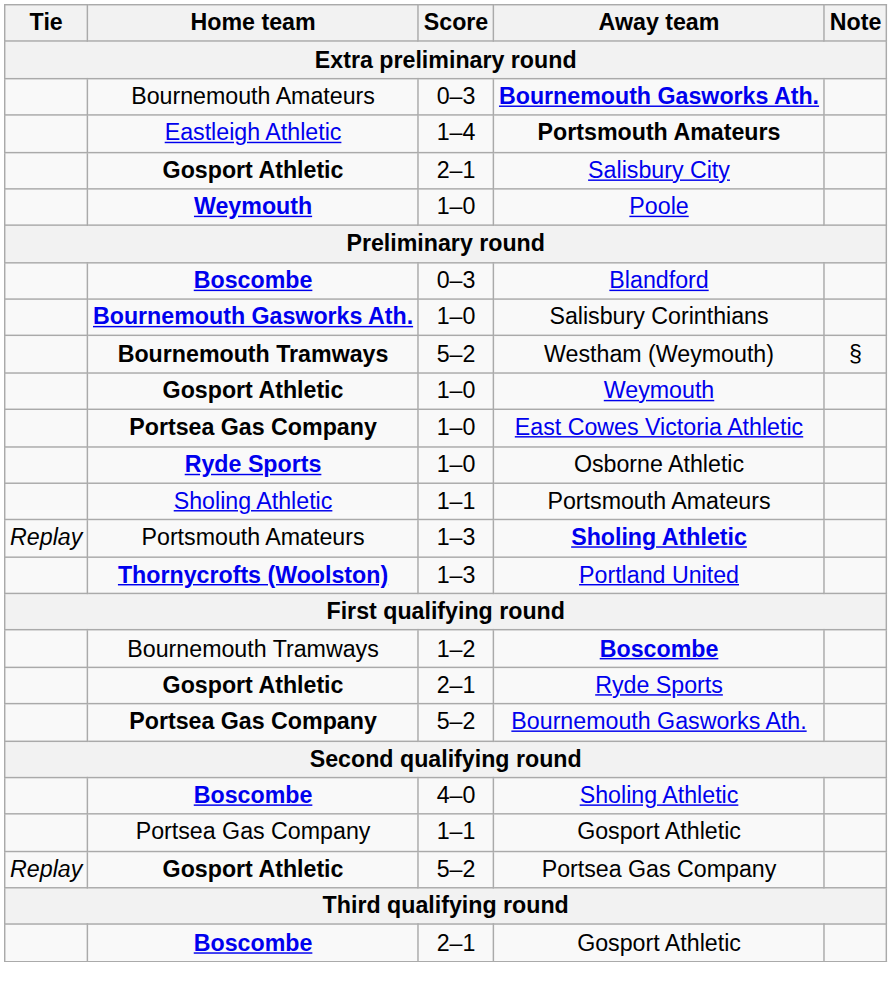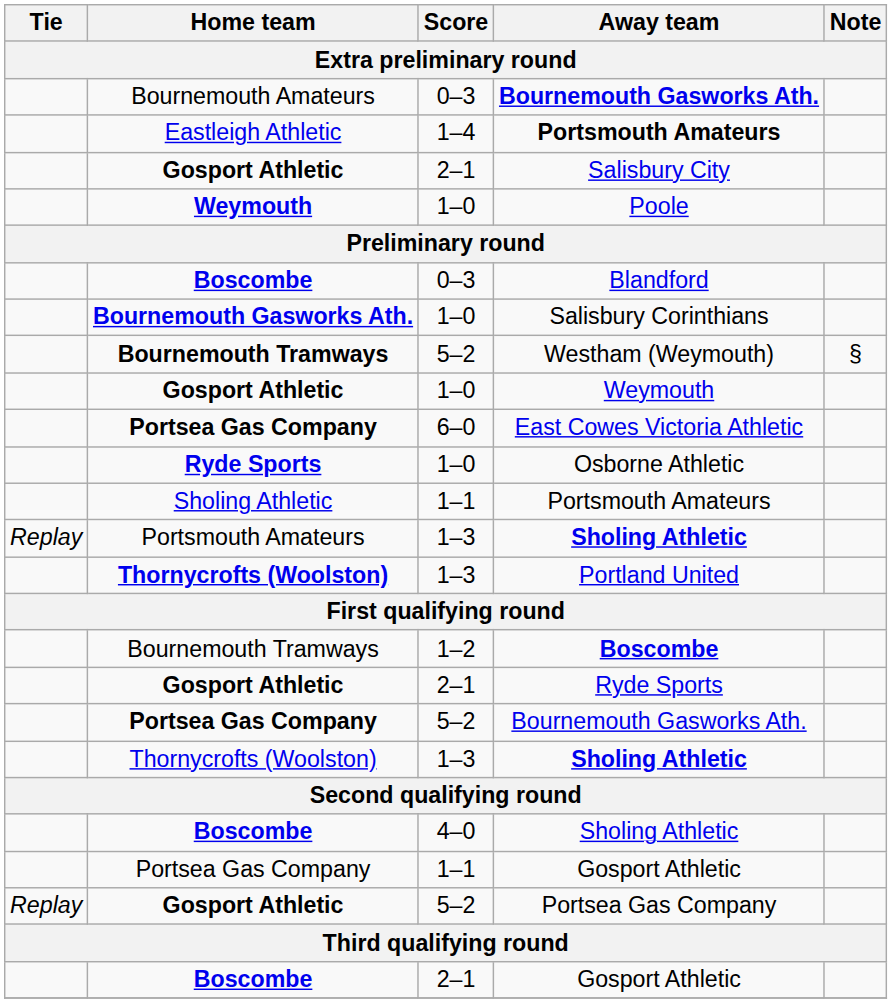(456, 427) 1–0 -> (456, 427) 6–0
+ row: (253, 758)
